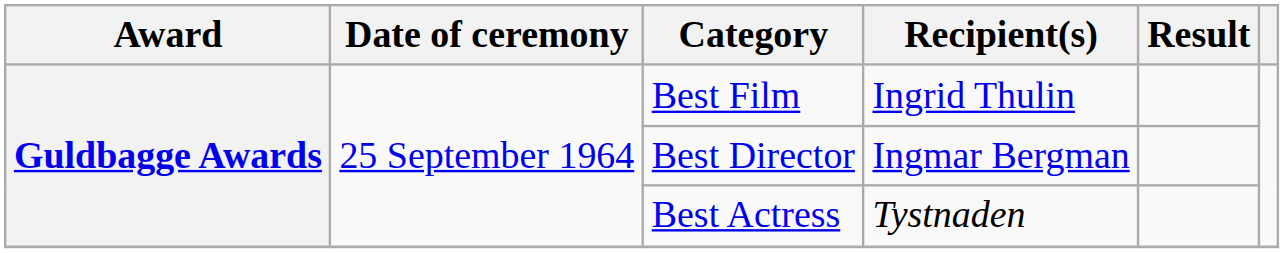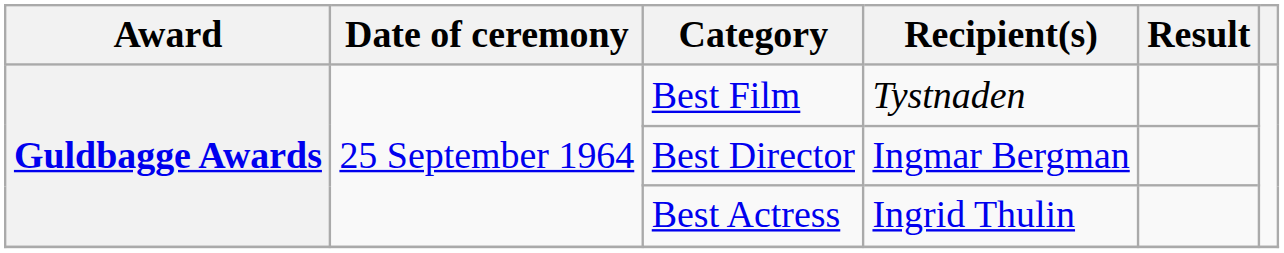(974, 94) Ingrid Thulin -> (949, 94) Tystnaden
(949, 214) Tystnaden -> (974, 214) Ingrid Thulin
